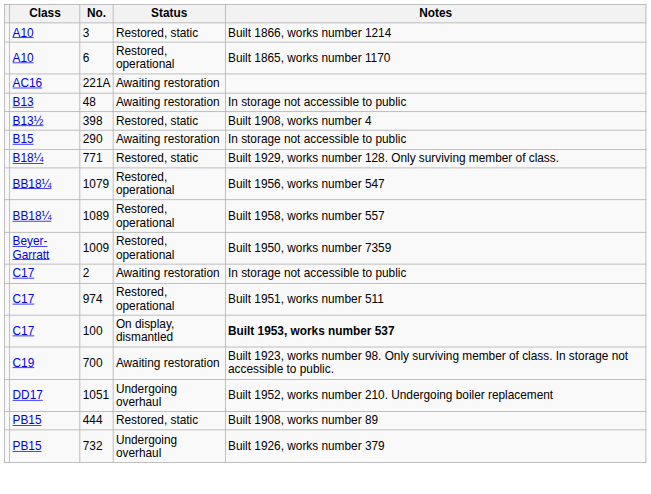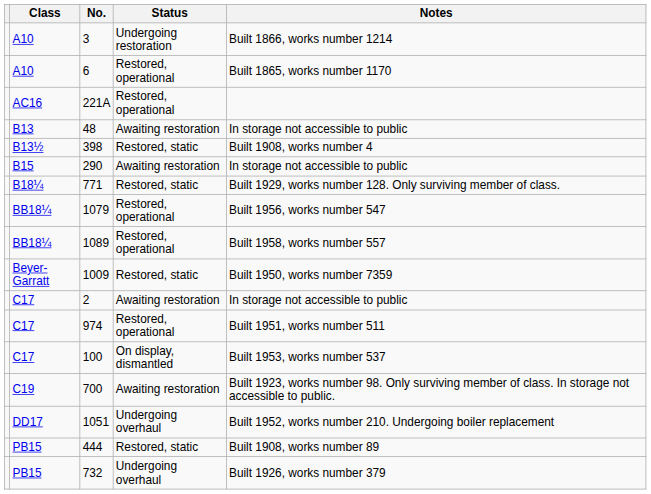(157, 32) Restored, static -> (146, 39) Undergoing restoration
(168, 83) Awaiting restoration -> (145, 103) Restored, operational
(145, 248) Restored, operational -> (157, 274) Restored, static
(311, 331) bold -> (307, 357) normal
